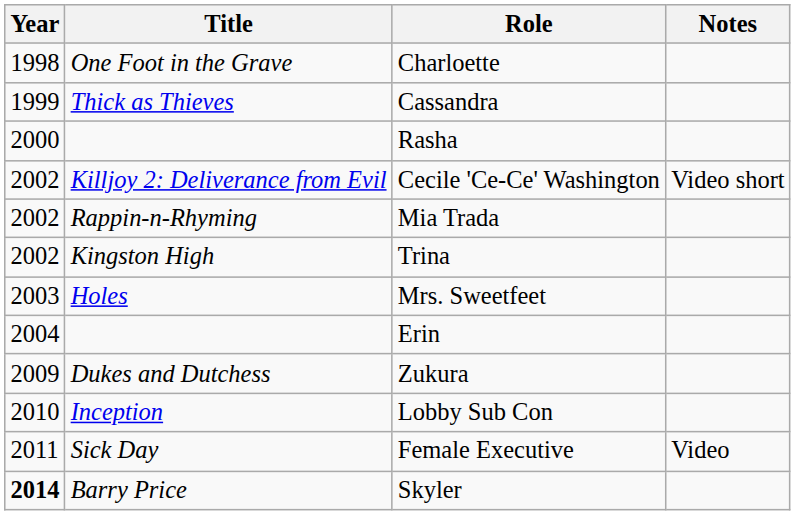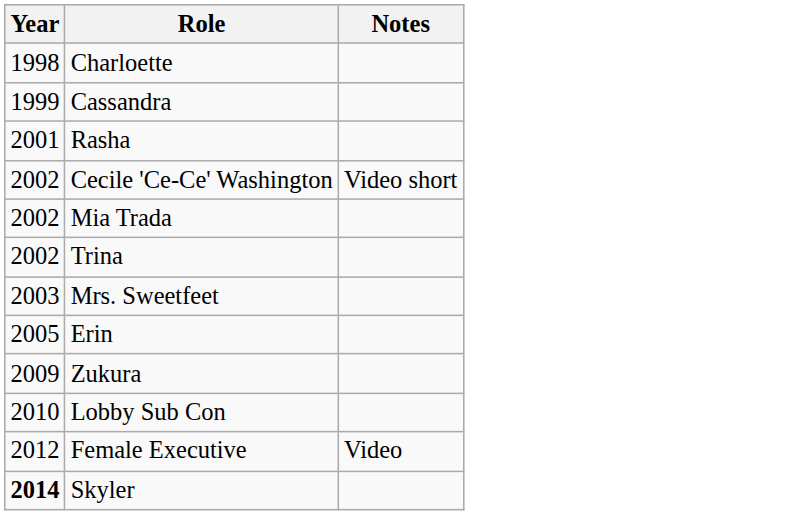- column: (229, 23)
(35, 140) 2000 -> (35, 140) 2001
(35, 334) 2004 -> (35, 334) 2005
(34, 450) 2011 -> (35, 450) 2012
